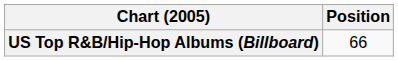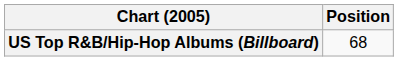(358, 42) 66 -> (358, 42) 68
